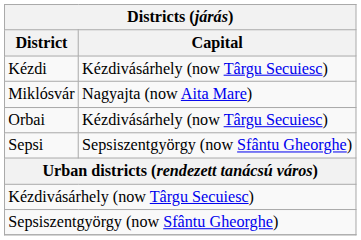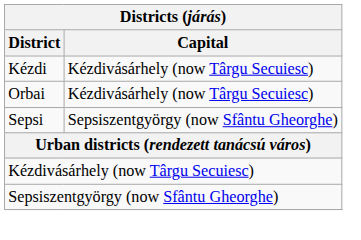- row: (41, 94)
